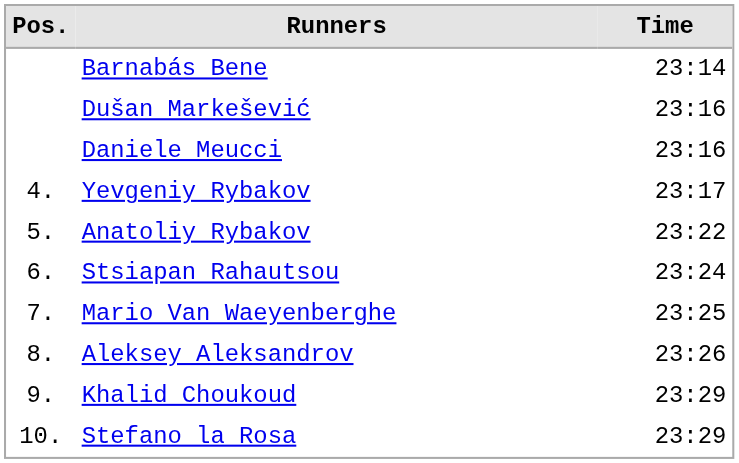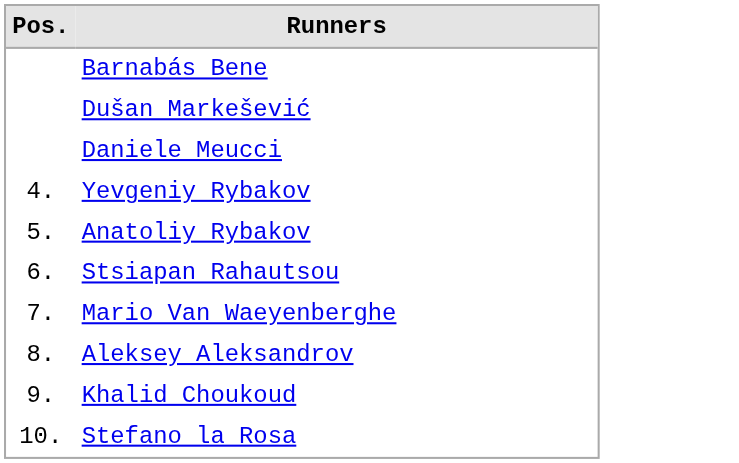- column: (665, 26)
